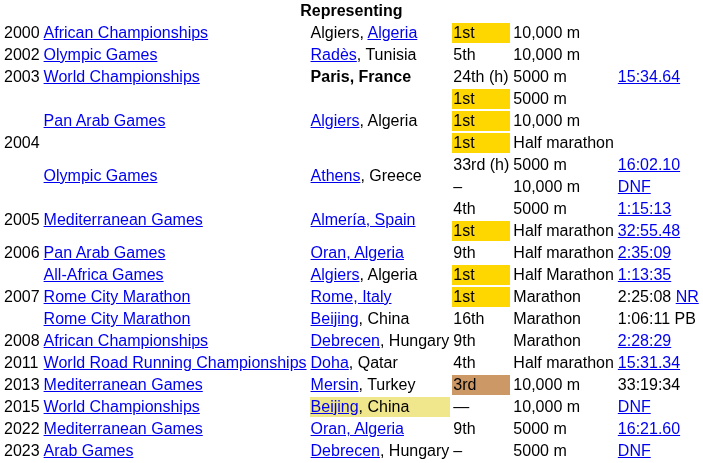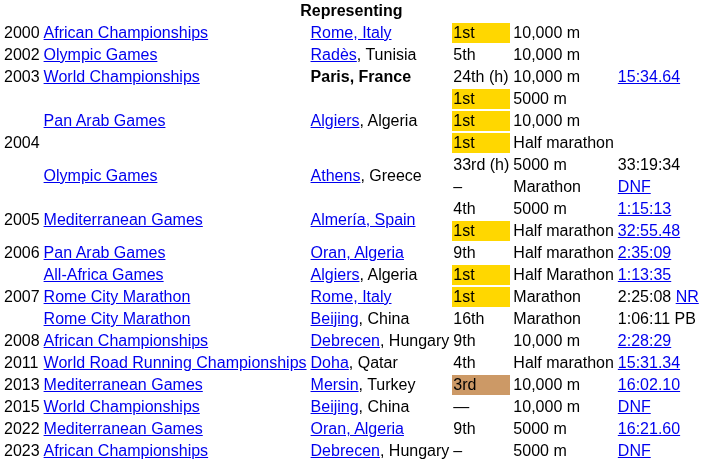(364, 32) Algiers, Algeria -> (351, 32) Rome, Italy
(540, 76) 5000 m -> (547, 76) 10,000 m
(649, 164) 16:02.10 -> (649, 164) 33:19:34
(547, 186) 10,000 m -> (547, 186) Marathon
(547, 340) Marathon -> (547, 340) 10,000 m
(649, 384) 33:19:34 -> (649, 384) 16:02.10
(360, 406) khaki background -> (360, 406) no background
(88, 450) Arab Games -> (126, 450) African Championships
